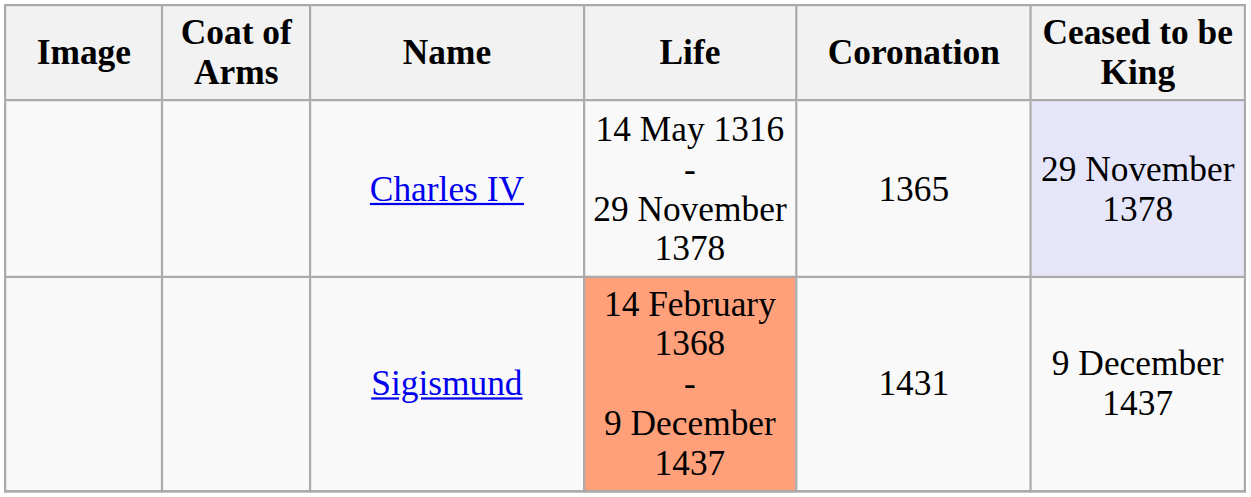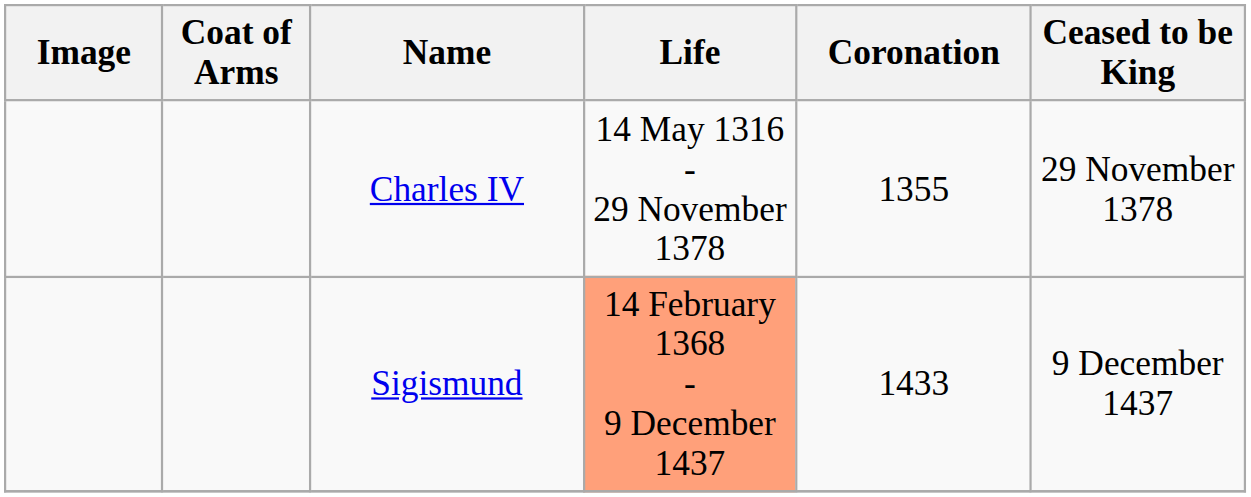(914, 188) 1365 -> (914, 188) 1355
(1138, 188) lavender background -> (1138, 188) no background
(914, 383) 1431 -> (914, 383) 1433
